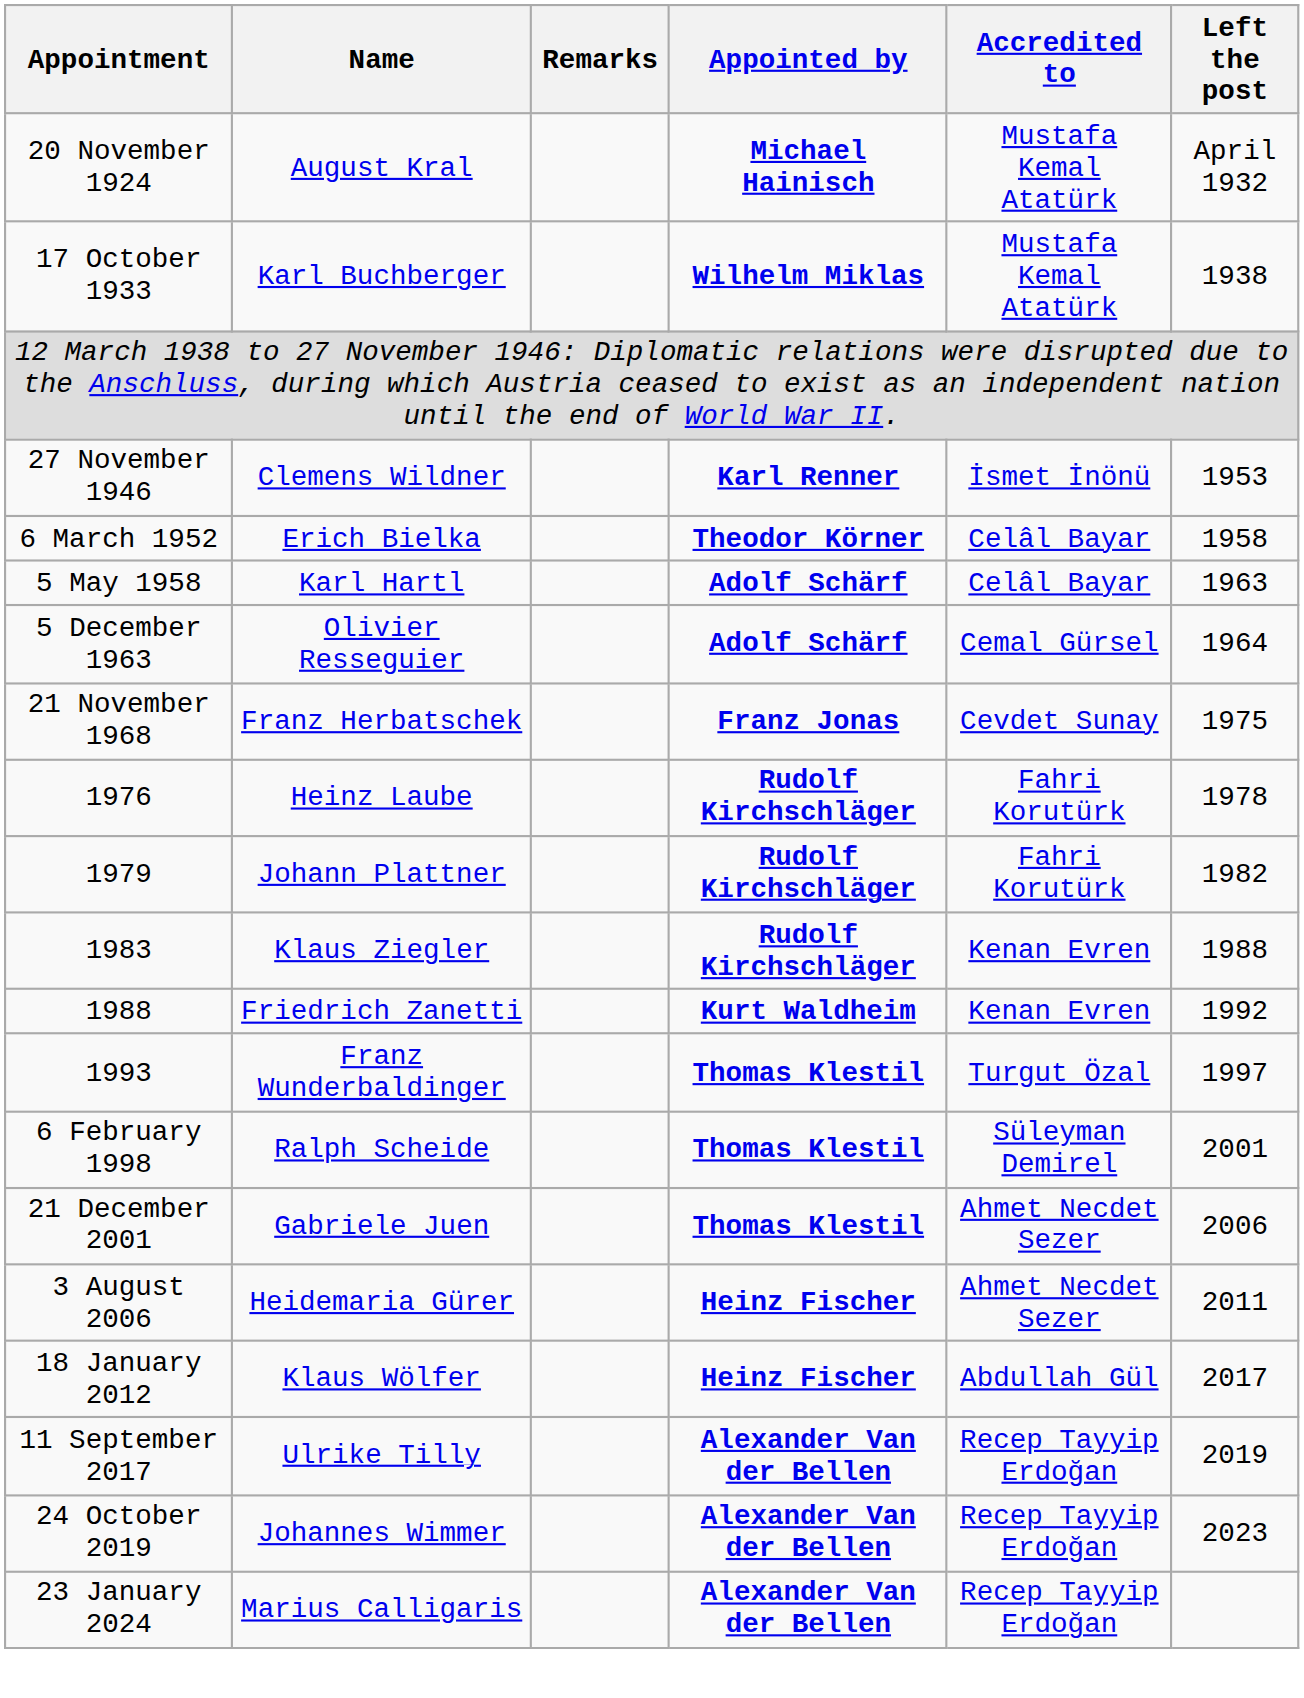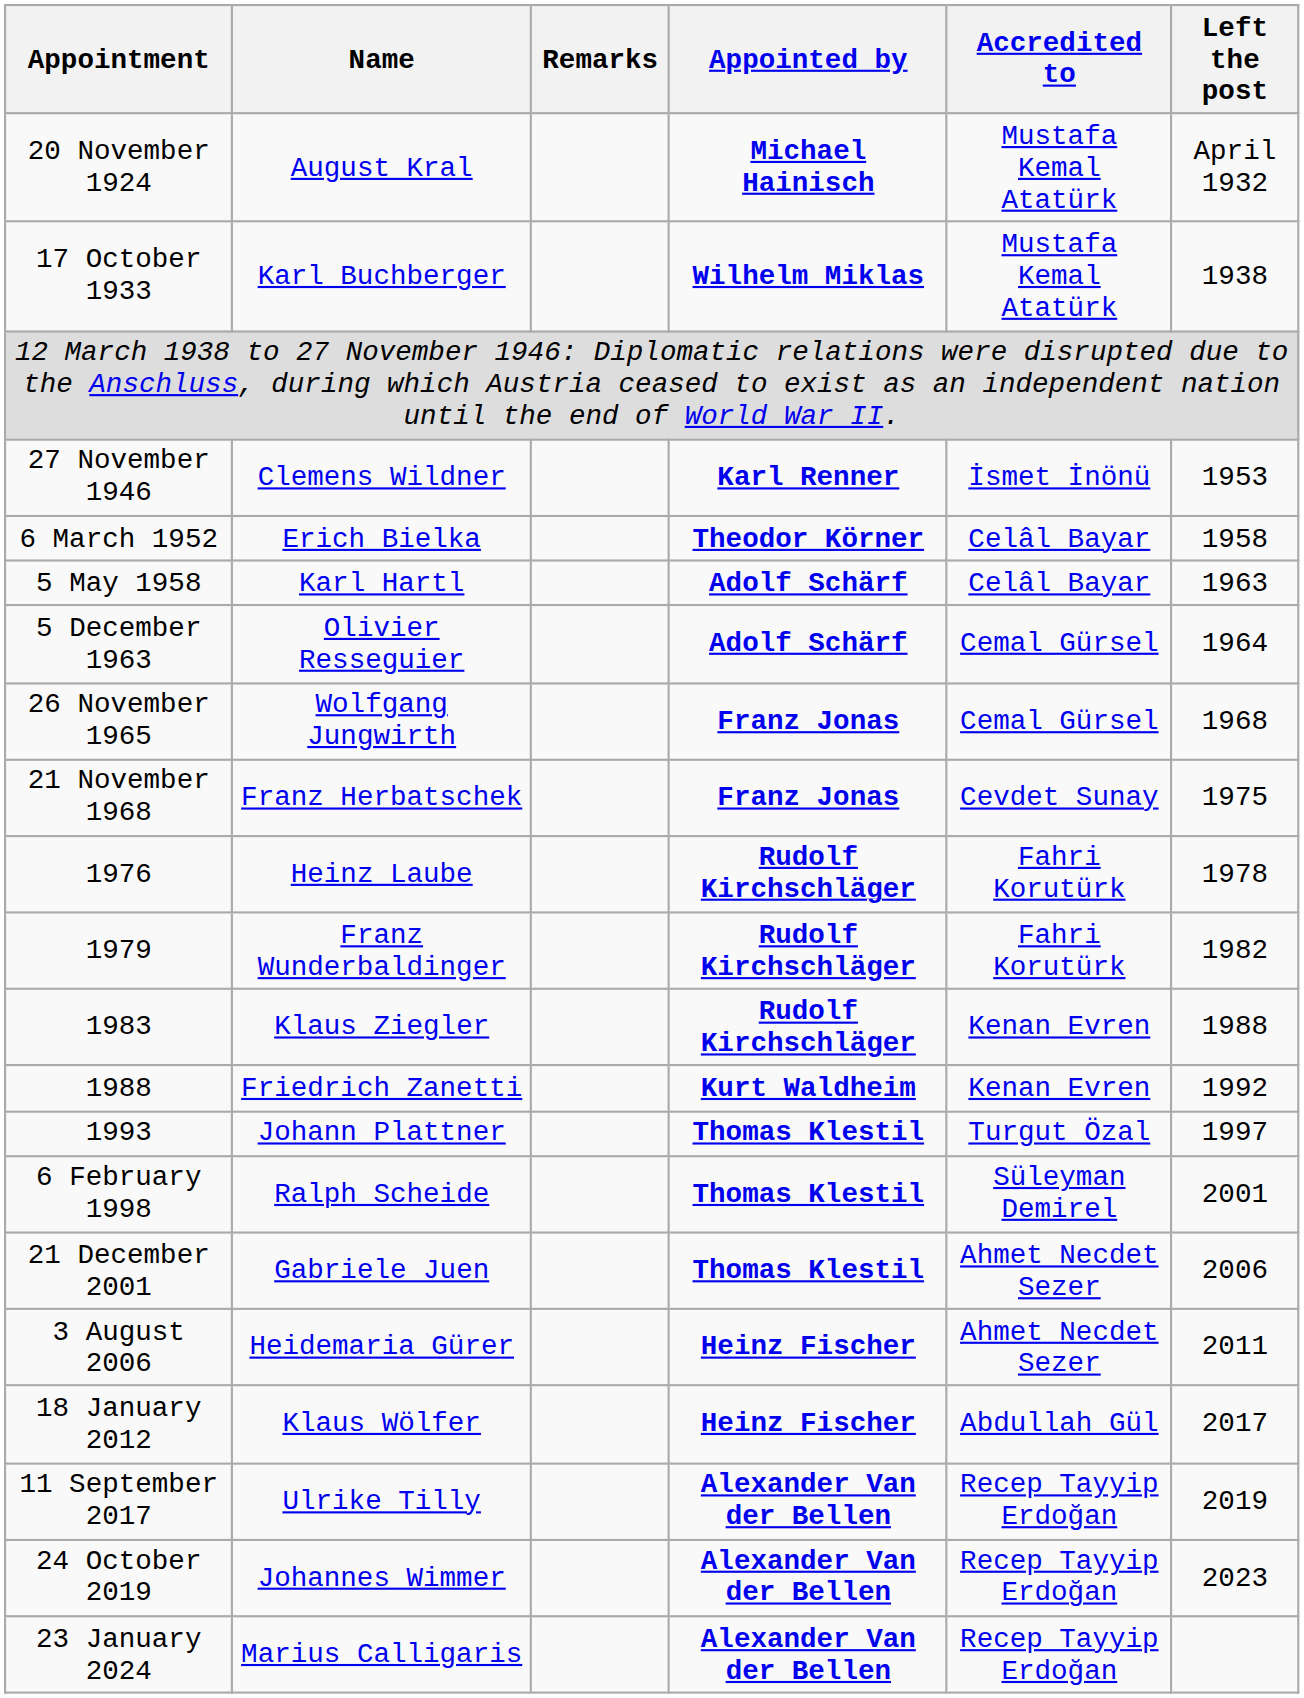+ row: (119, 721)
(382, 874) Johann Plattner -> (382, 951) Franz Wunderbaldinger
(382, 1073) Franz Wunderbaldinger -> (382, 1133) Johann Plattner
